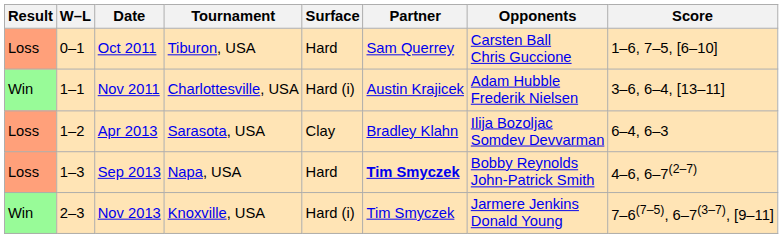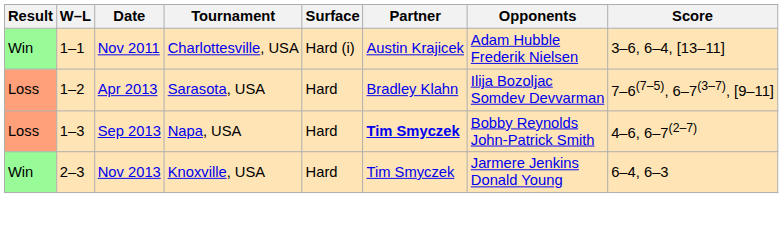- row: (127, 48)
(320, 130) Clay -> (322, 89) Hard
(640, 130) 6–4, 6–3 -> (693, 89) 7–6(7–5), 6–7(3–7), [9–11]
(330, 212) Hard (i) -> (322, 171) Hard
(693, 212) 7–6(7–5), 6–7(3–7), [9–11] -> (640, 171) 6–4, 6–3
